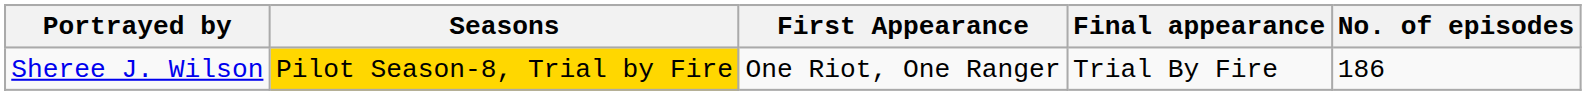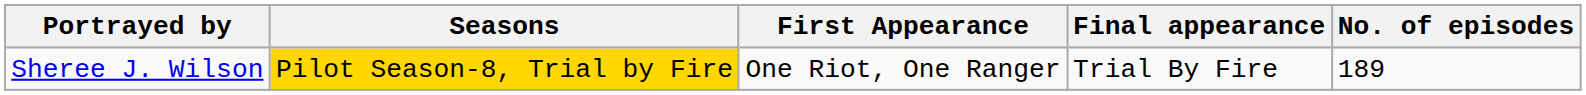(1361, 69) 186 -> (1361, 69) 189
